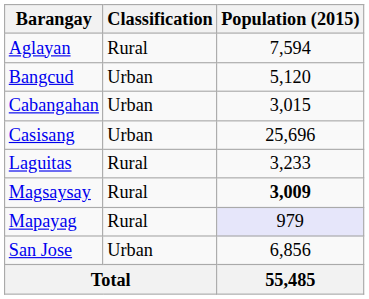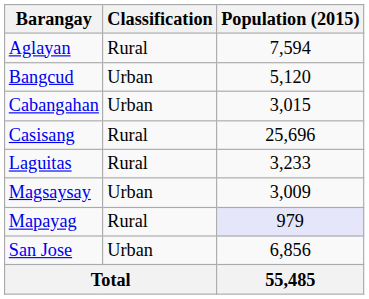(130, 134) Urban -> (128, 134) Rural
(128, 192) Rural -> (130, 192) Urban
(290, 192) bold -> (290, 192) normal
